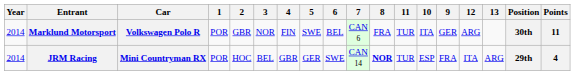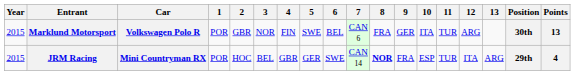columns swapped: (448, 12) <-> (406, 12)
(16, 32) 2014 -> (16, 32) 2015
(556, 32) 11 -> (556, 32) 13
(16, 58) 2014 -> (16, 58) 2015
